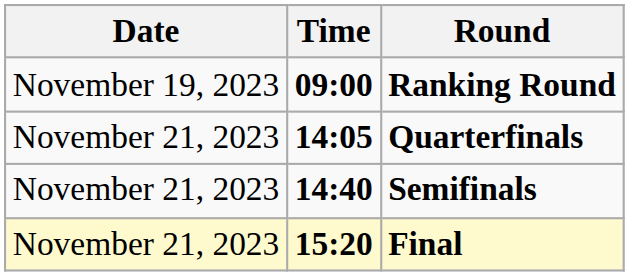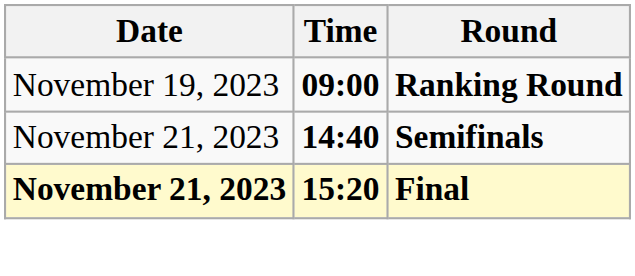- row: (486, 137)
(146, 243) normal -> (149, 190) bold
